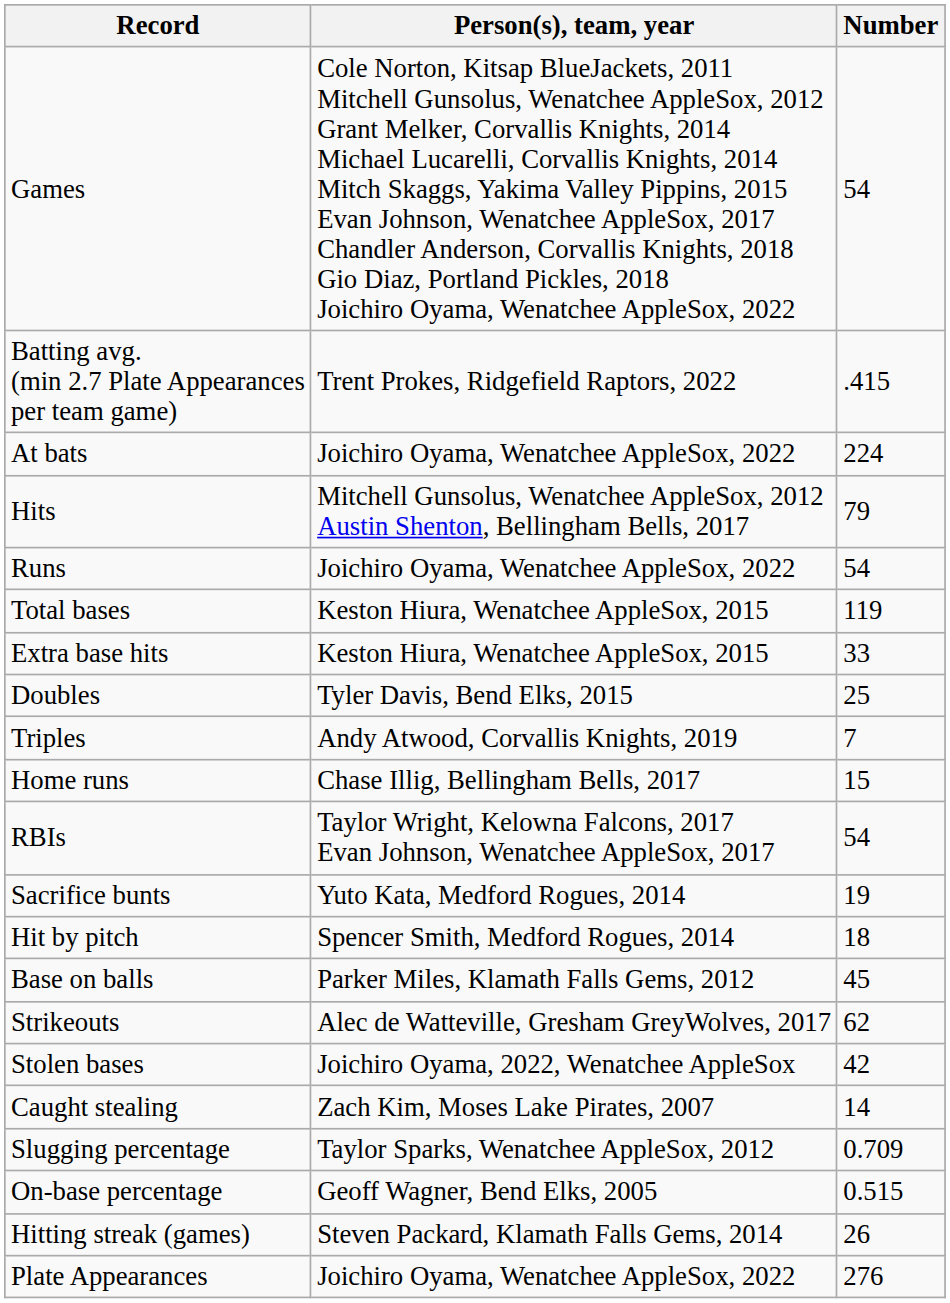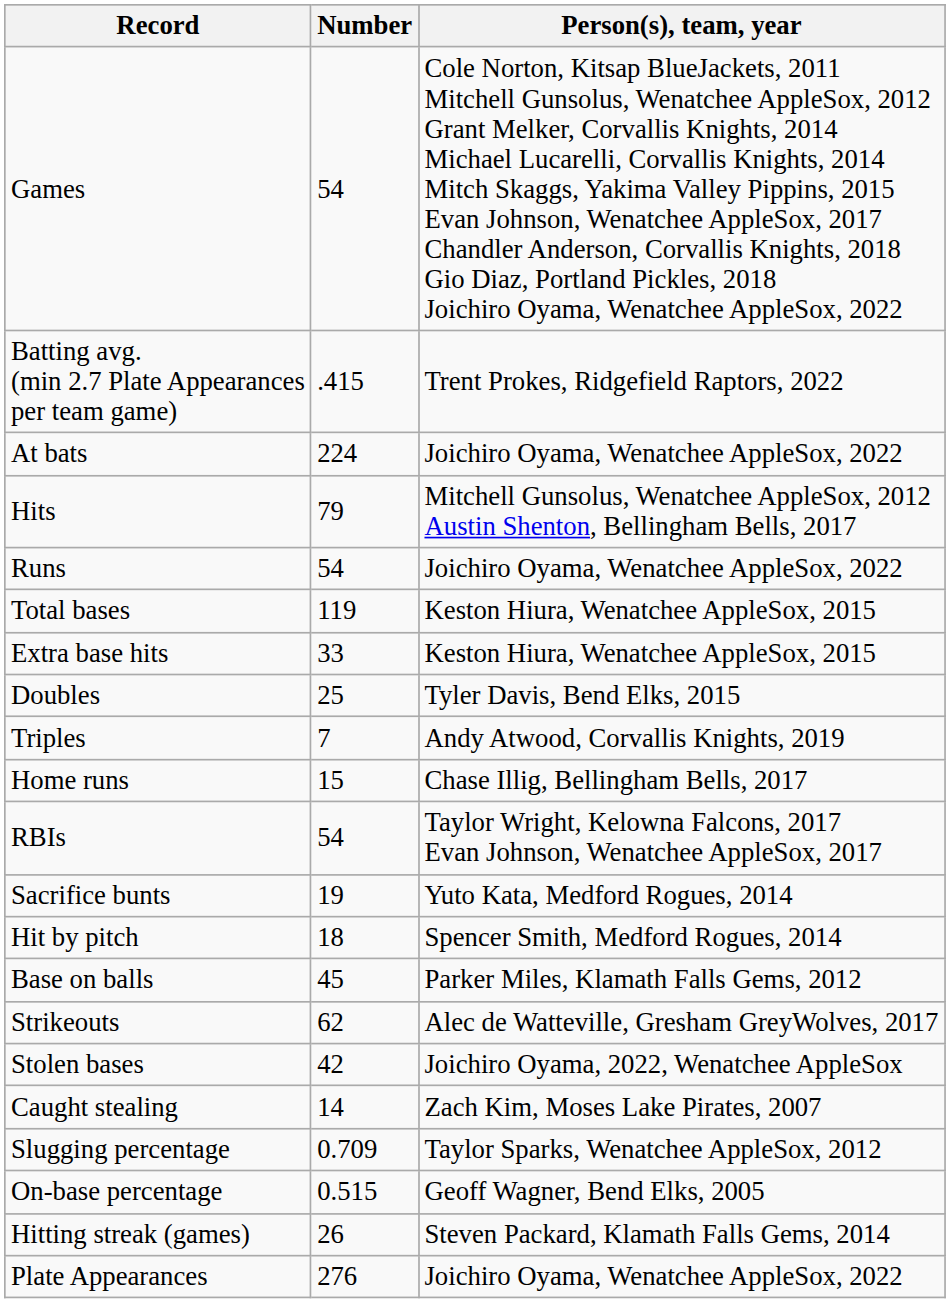columns swapped: (891, 25) <-> (574, 25)
